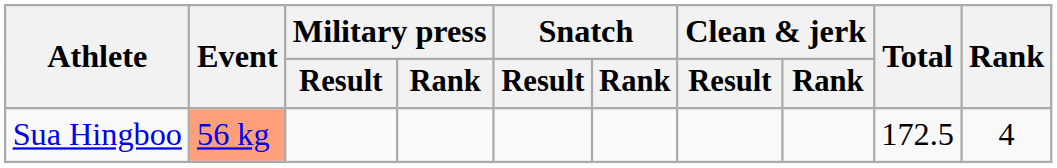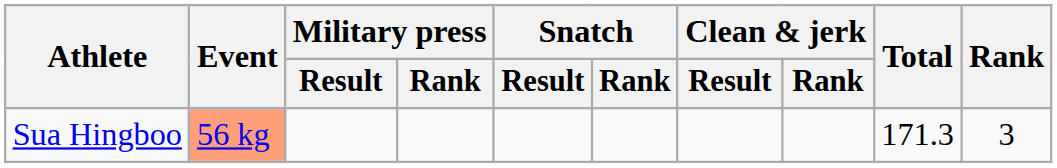(918, 135) 172.5 -> (918, 135) 171.3
(1007, 135) 4 -> (1007, 135) 3
